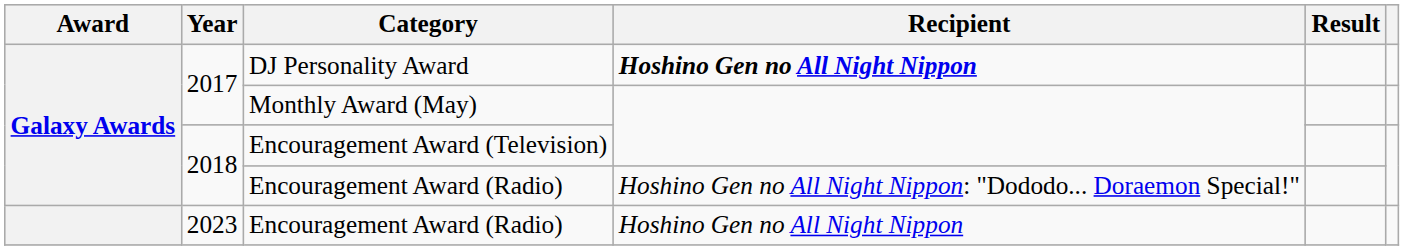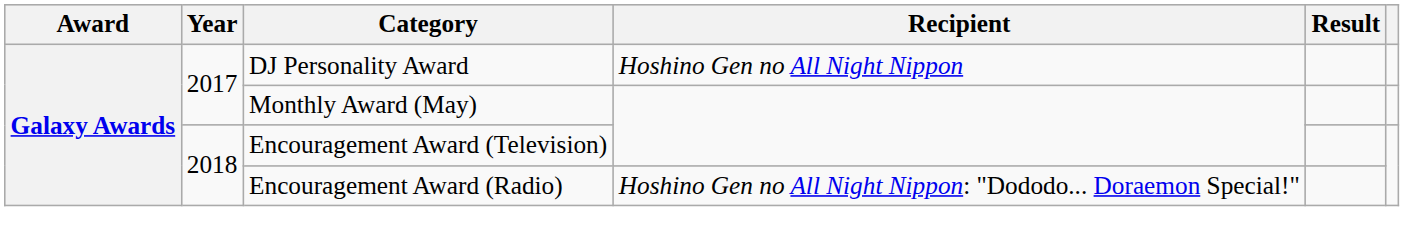(798, 64) bold -> (791, 64) normal
- row: (212, 225)
